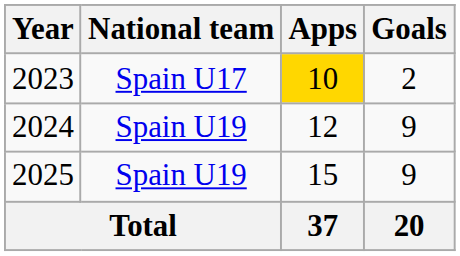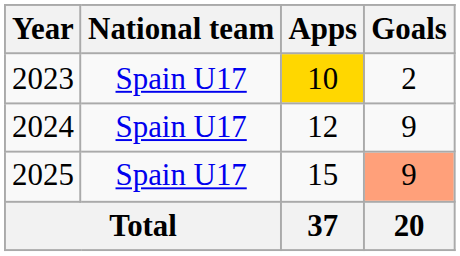(181, 126) Spain U19 -> (181, 126) Spain U17
(181, 175) Spain U19 -> (181, 175) Spain U17
(409, 175) no background -> (409, 175) lightsalmon background
